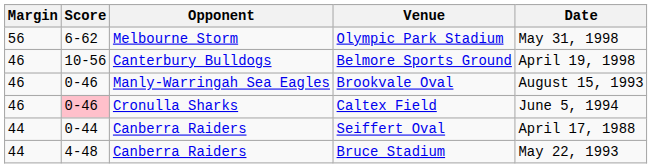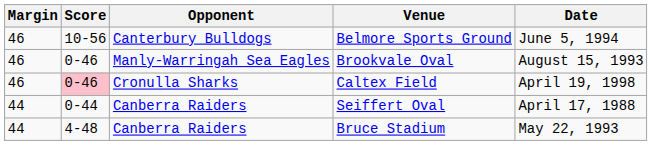- row: (420, 39)
(577, 61) April 19, 1998 -> (569, 39) June 5, 1994
(569, 107) June 5, 1994 -> (577, 84) April 19, 1998
